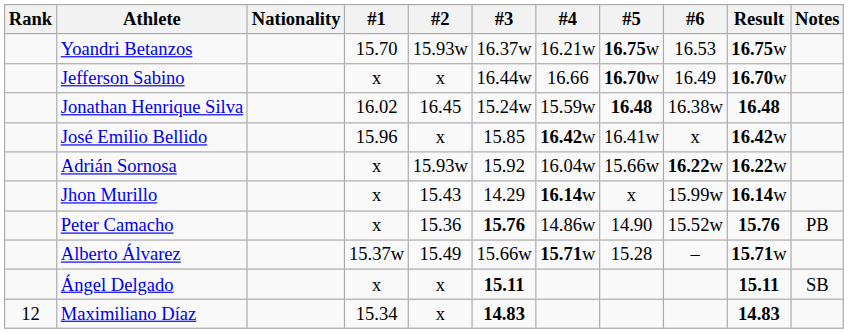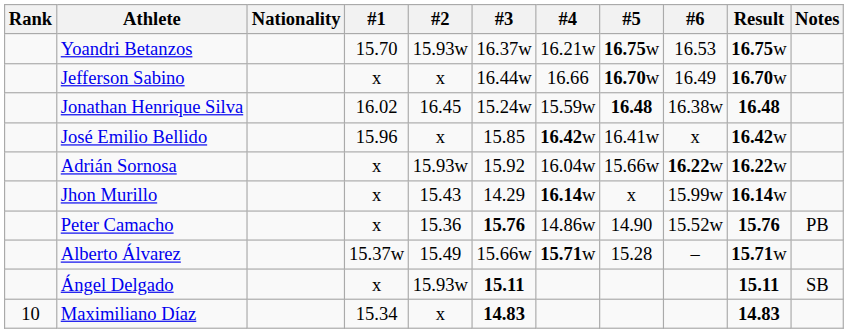(440, 284) x -> (440, 284) 15.93w
(31, 313) 12 -> (31, 313) 10
